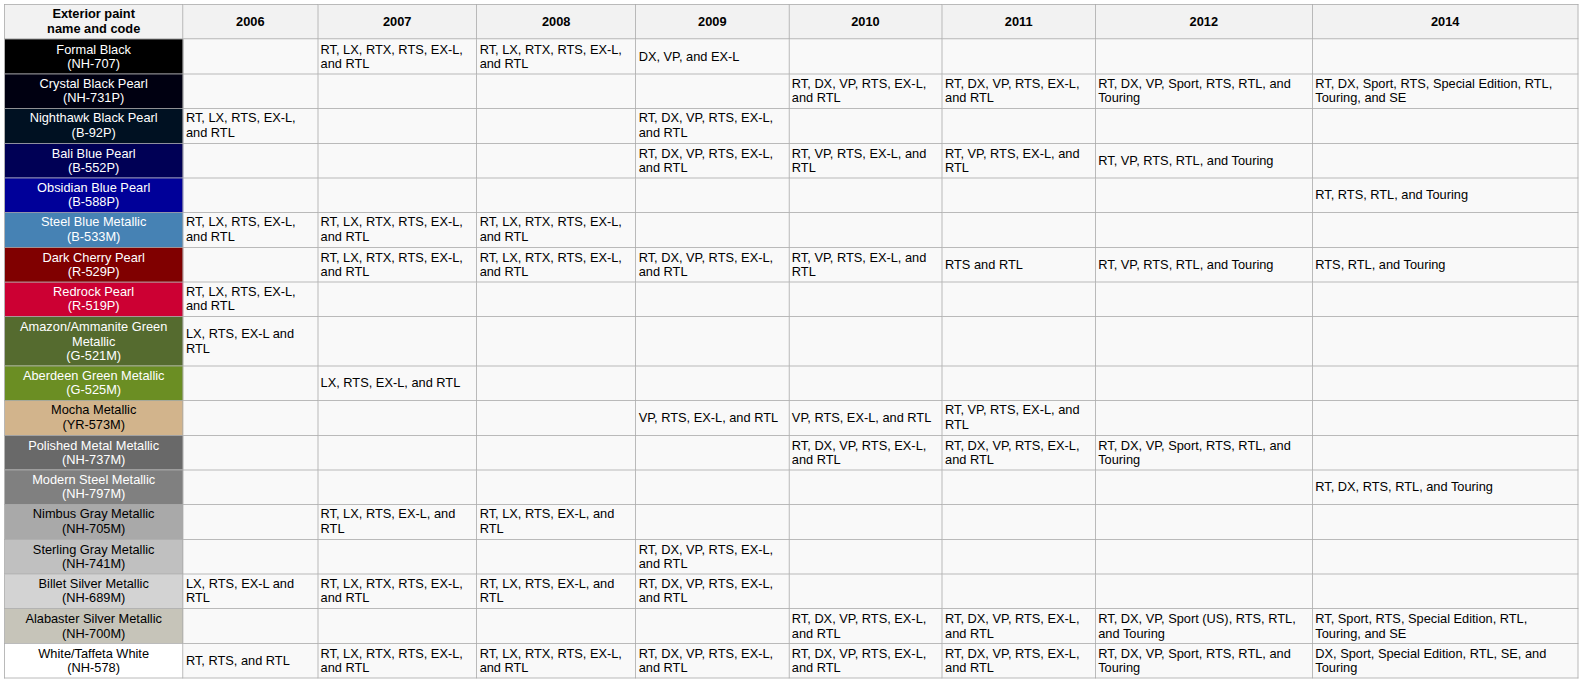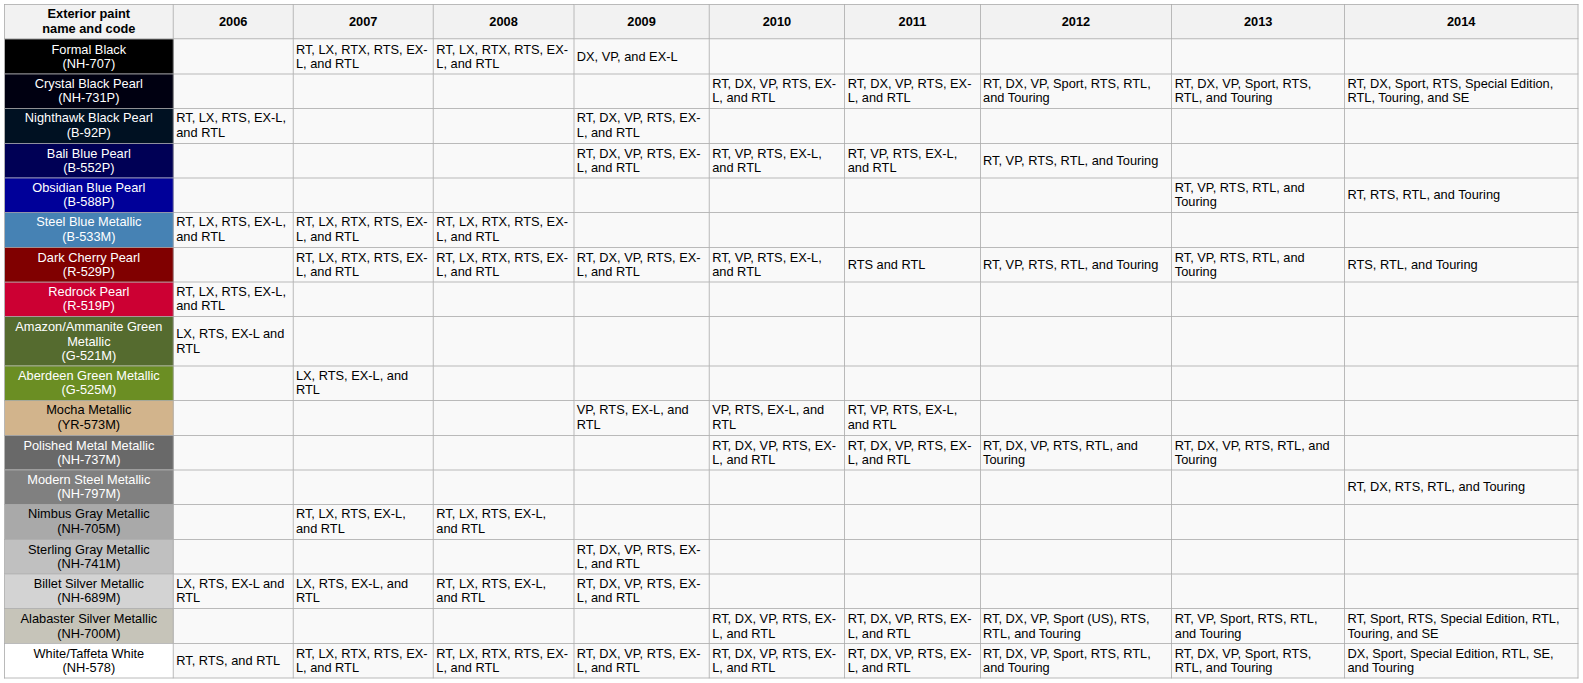+ column: (1258, 21)
(1195, 452) RT, DX, VP, Sport, RTS, RTL, and Touring -> (1061, 452) RT, DX, VP, RTS, RTL, and Touring
(392, 591) RT, LX, RTX, RTS, EX-L, and RTL -> (352, 591) LX, RTS, EX-L, and RTL
